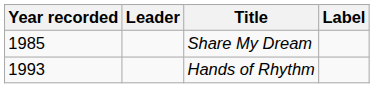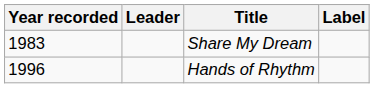(27, 43) 1985 -> (27, 43) 1983
(27, 69) 1993 -> (27, 69) 1996
